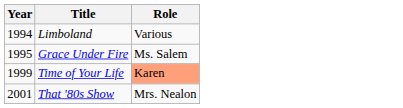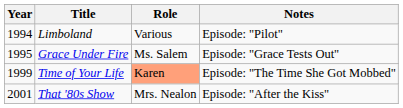+ column: (299, 14)
